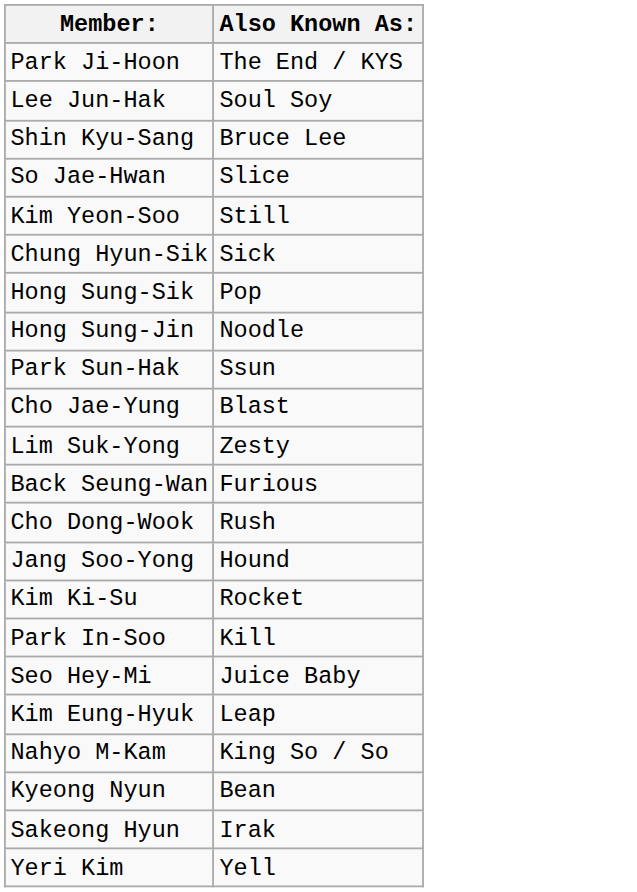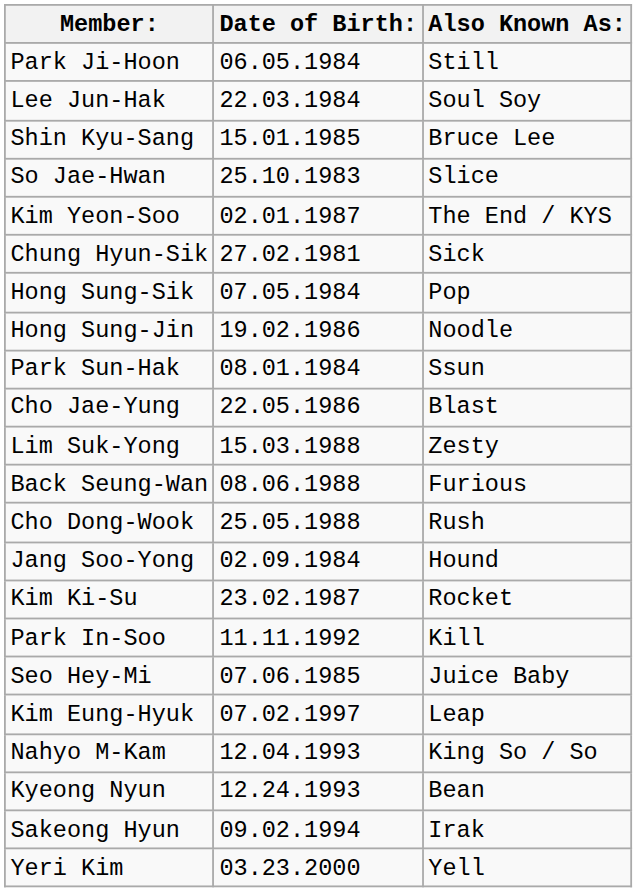+ column: (318, 24)
(311, 62) The End / KYS -> (464, 62) Still
(255, 216) Still -> (520, 216) The End / KYS
